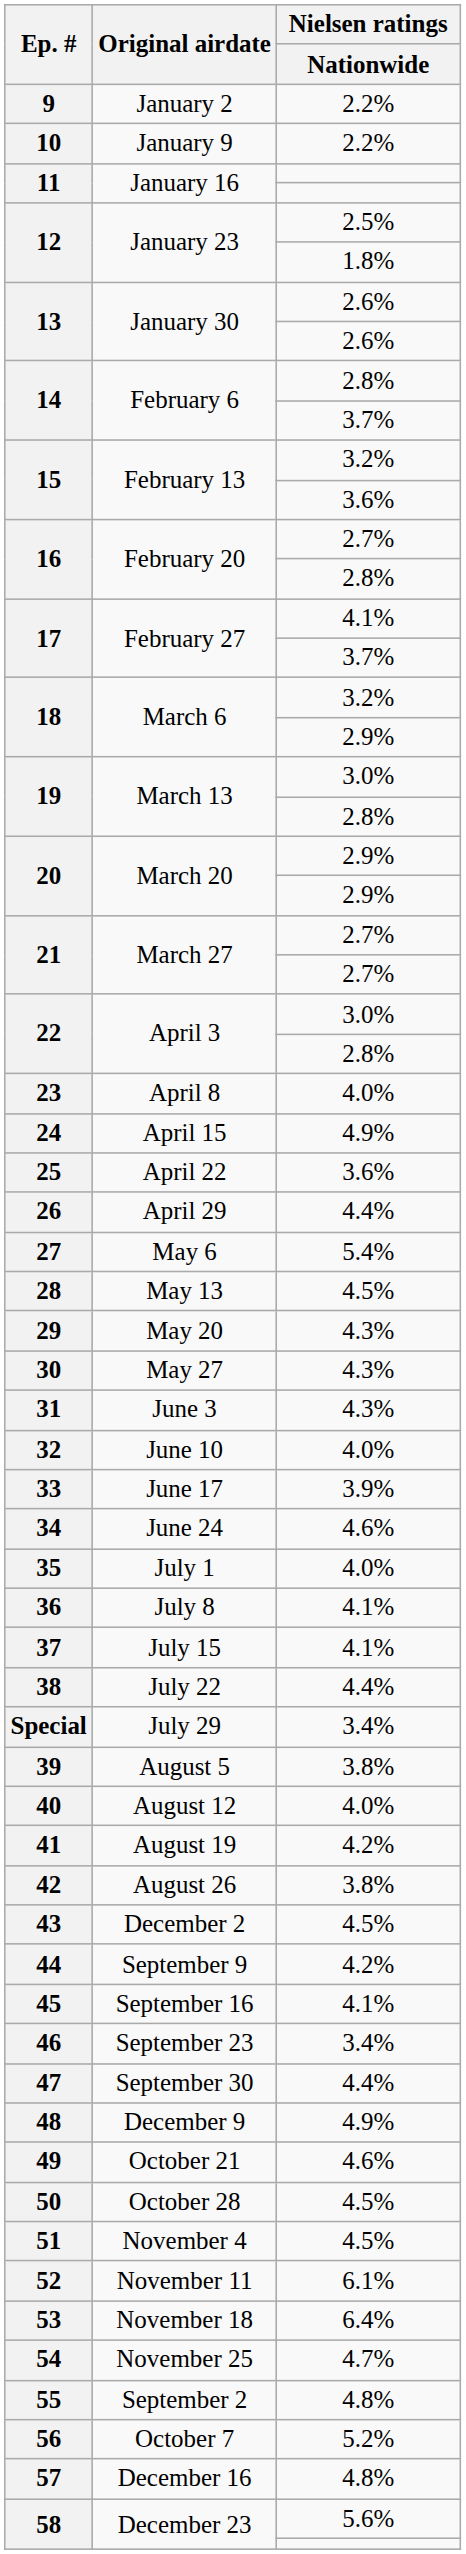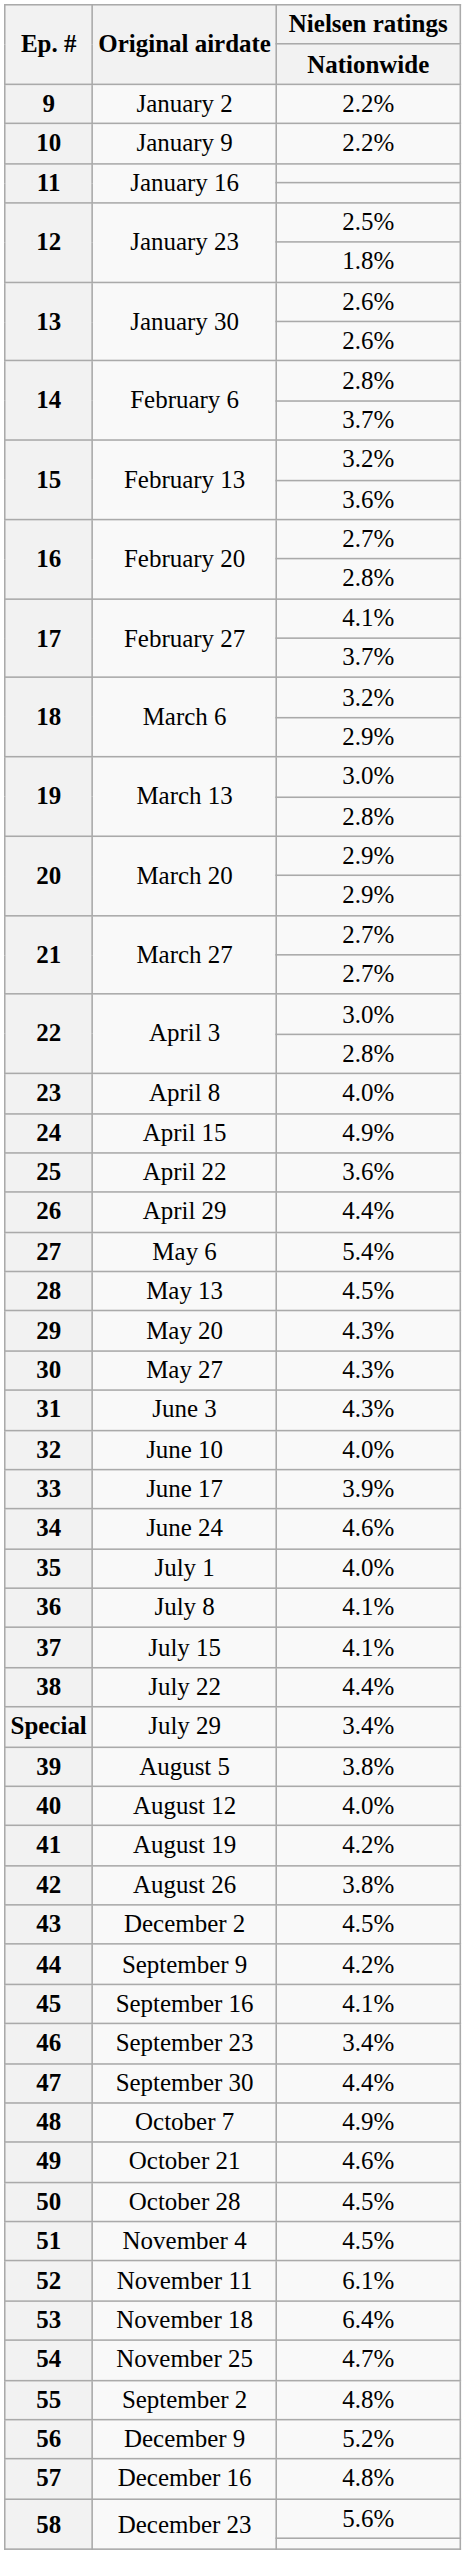(185, 2122) December 9 -> (185, 2122) October 7
(185, 2438) October 7 -> (185, 2438) December 9
